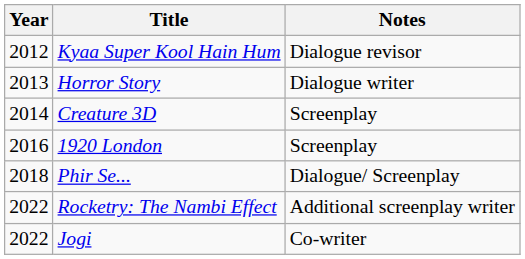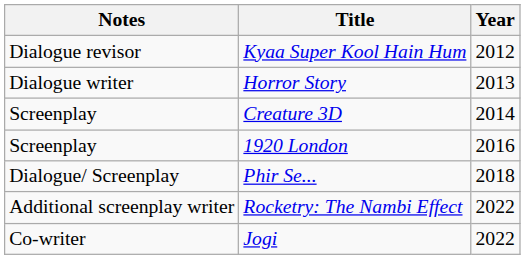columns swapped: (29, 20) <-> (402, 20)
